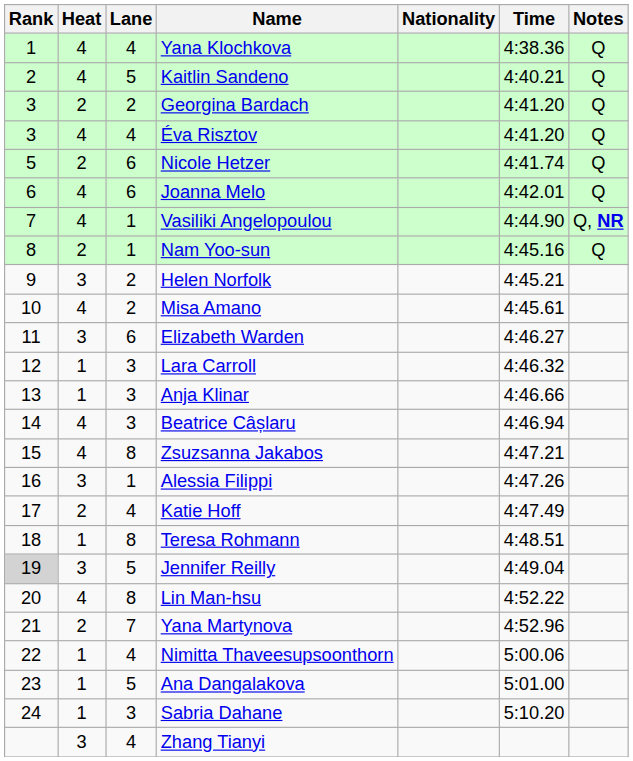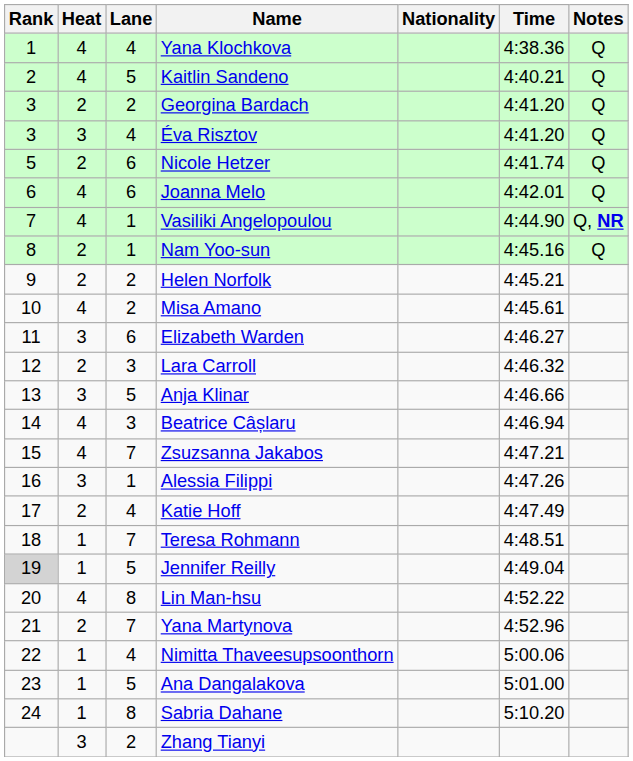(82, 134) 4 -> (82, 134) 3
(82, 279) 3 -> (82, 279) 2
(82, 366) 1 -> (82, 366) 2
(82, 395) 1 -> (82, 395) 3
(131, 395) 3 -> (131, 395) 5
(131, 452) 8 -> (131, 452) 7
(131, 539) 8 -> (131, 539) 7
(82, 568) 3 -> (82, 568) 1
(131, 713) 3 -> (131, 713) 8
(131, 742) 4 -> (131, 742) 2
